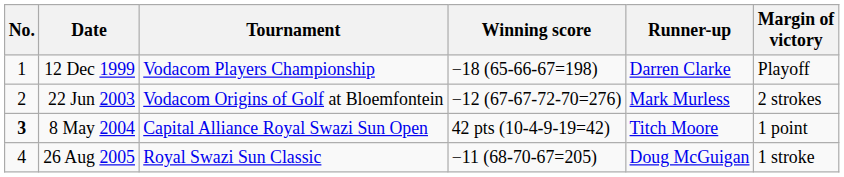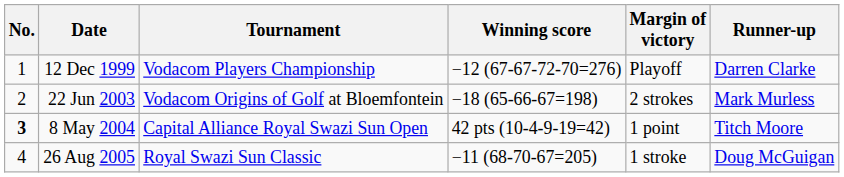columns swapped: (796, 29) <-> (690, 29)
(525, 69) −18 (65-66-67=198) -> (537, 69) −12 (67-67-72-70=276)
(537, 99) −12 (67-67-72-70=276) -> (525, 99) −18 (65-66-67=198)
